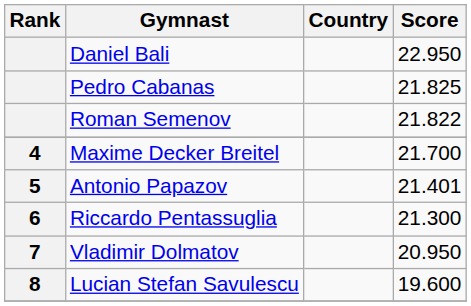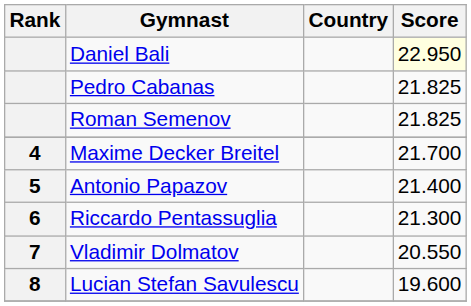(430, 53) no background -> (430, 53) lightyellow background
(430, 119) 21.822 -> (430, 119) 21.825
(430, 185) 21.401 -> (430, 185) 21.400
(430, 251) 20.950 -> (430, 251) 20.550
